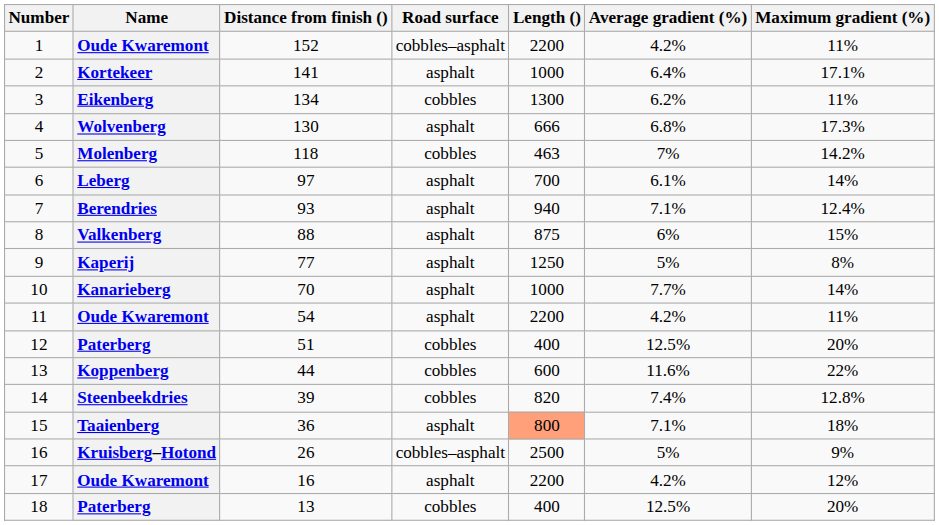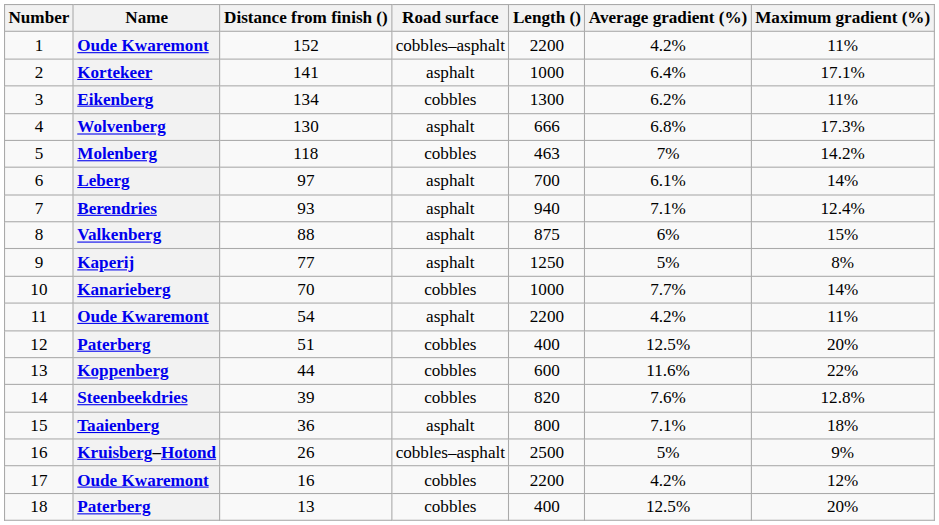(450, 289) asphalt -> (450, 289) cobbles
(668, 398) 7.4% -> (668, 398) 7.6%
(547, 425) lightsalmon background -> (547, 425) no background
(450, 479) asphalt -> (450, 479) cobbles
